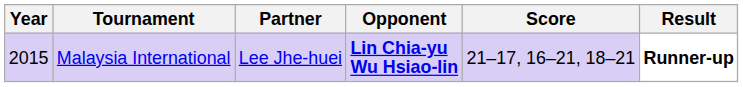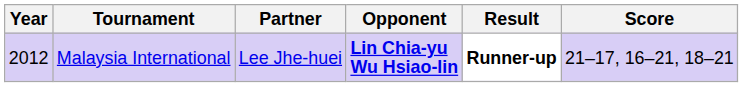columns swapped: (551, 19) <-> (689, 19)
(29, 57) 2015 -> (29, 57) 2012
